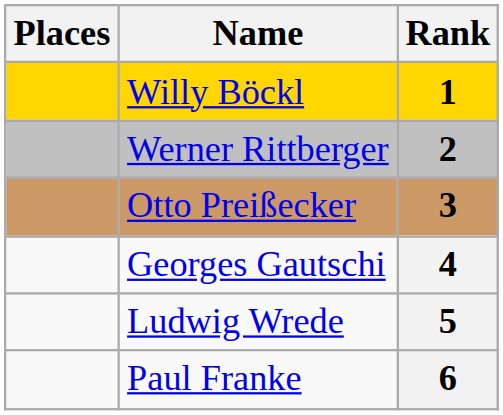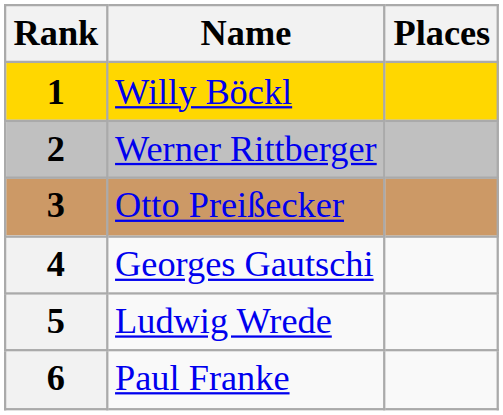columns swapped: (448, 33) <-> (62, 33)
